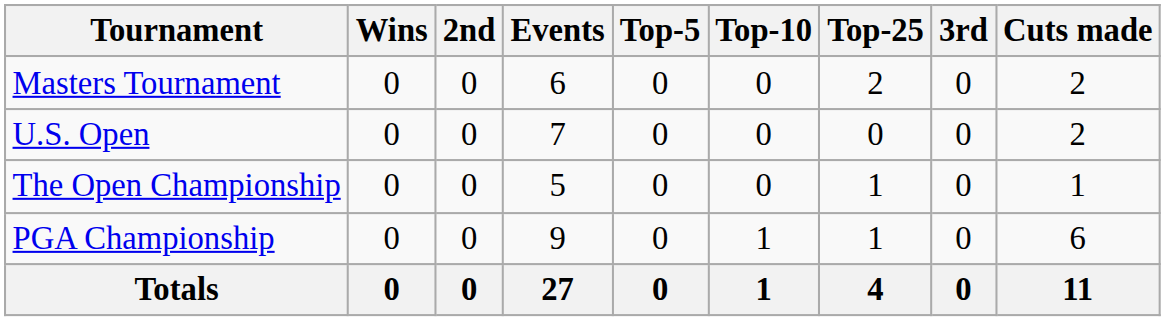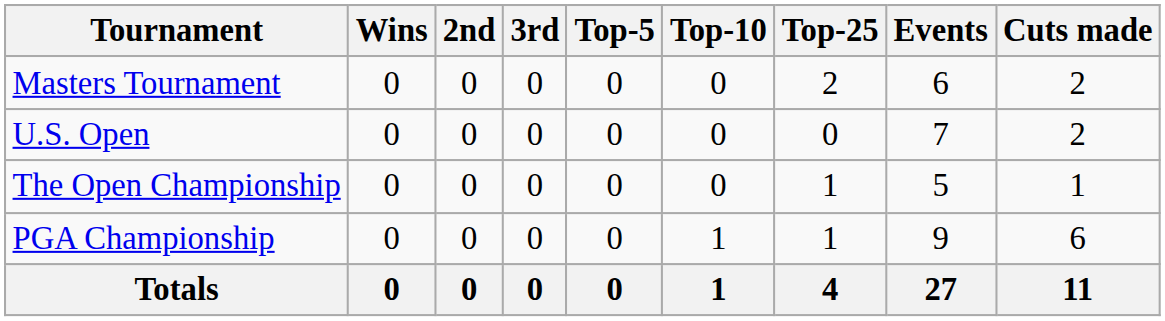columns swapped: (963, 30) <-> (558, 30)
